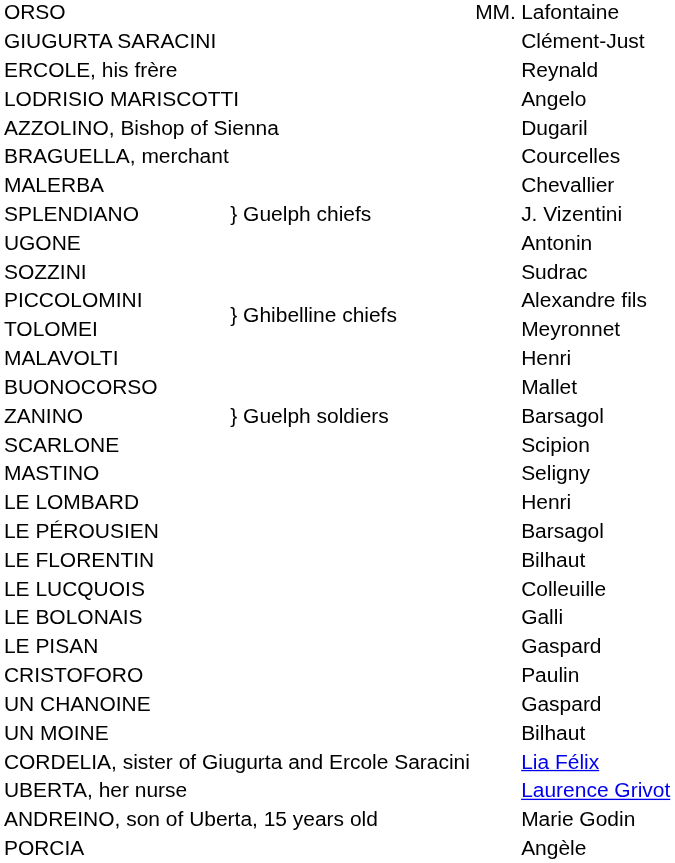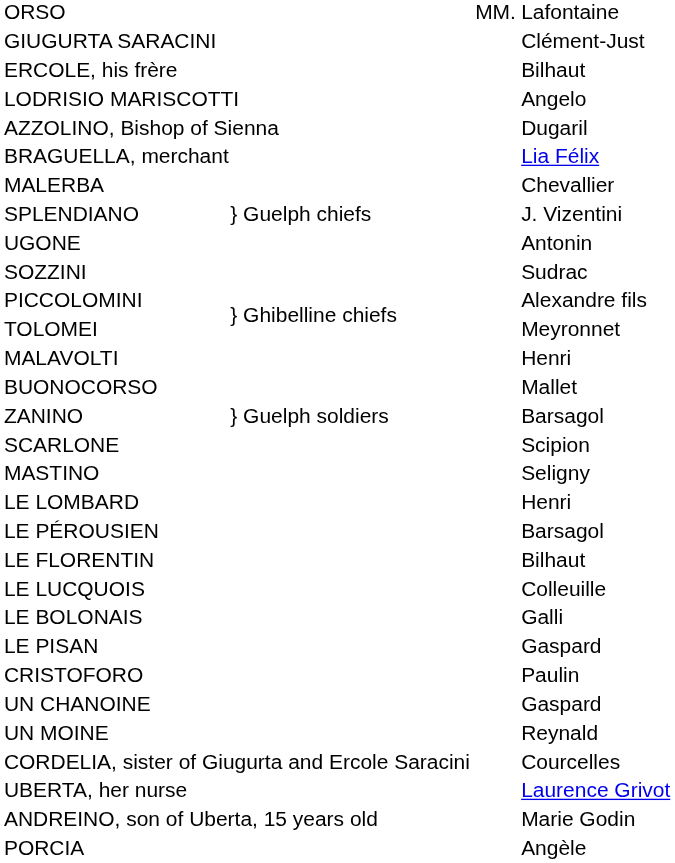(560, 70) Reynald -> (553, 70) Bilhaut
(571, 156) Courcelles -> (560, 156) Lia Félix
(553, 733) Bilhaut -> (560, 733) Reynald
(560, 761) Lia Félix -> (571, 761) Courcelles
